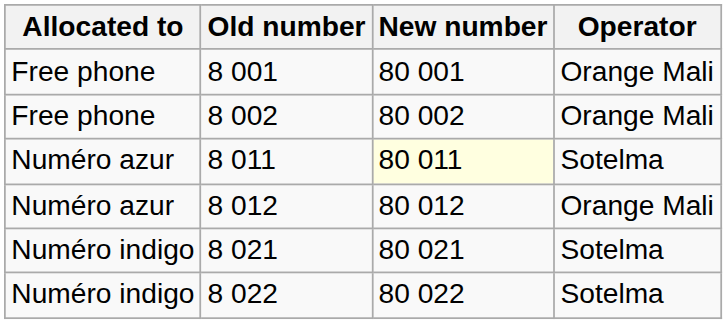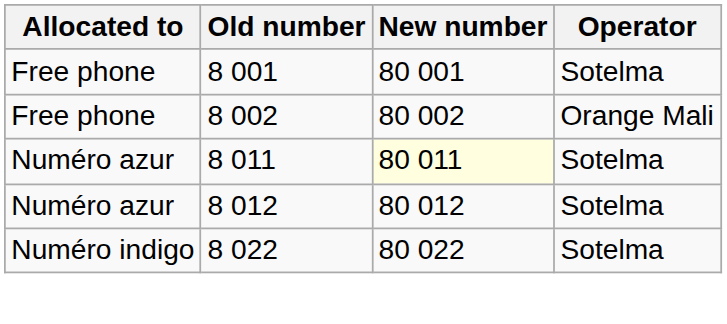(637, 71) Orange Mali -> (612, 71) Sotelma
(637, 205) Orange Mali -> (612, 205) Sotelma
- row: (243, 250)
